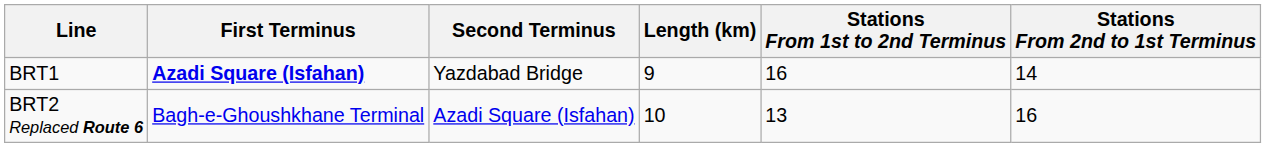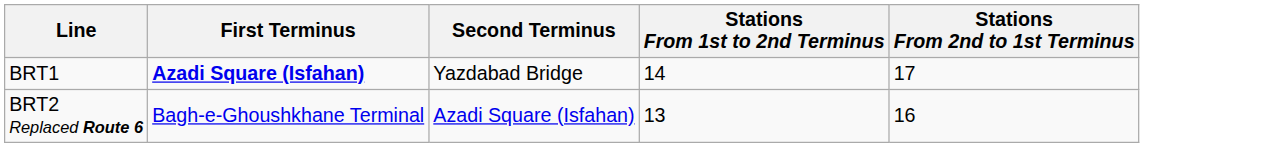- column: (700, 31)
(776, 73) 16 -> (655, 73) 14
(1026, 73) 14 -> (905, 73) 17
